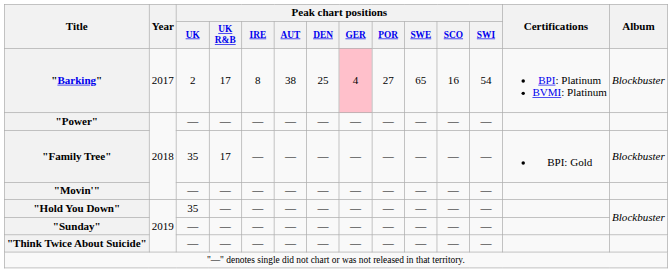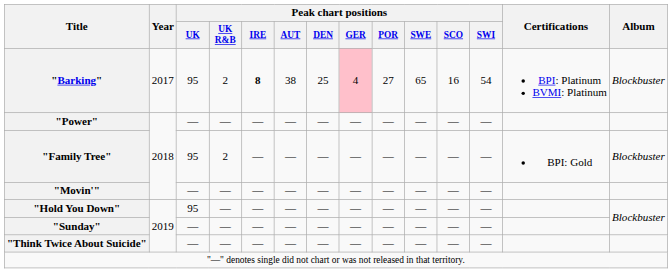(193, 80) 2 -> (193, 80) 95
(225, 80) 17 -> (225, 80) 2
(258, 80) normal -> (258, 80) bold
(193, 156) 35 -> (193, 156) 95
(225, 156) 17 -> (225, 156) 2
(193, 208) 35 -> (193, 208) 95
